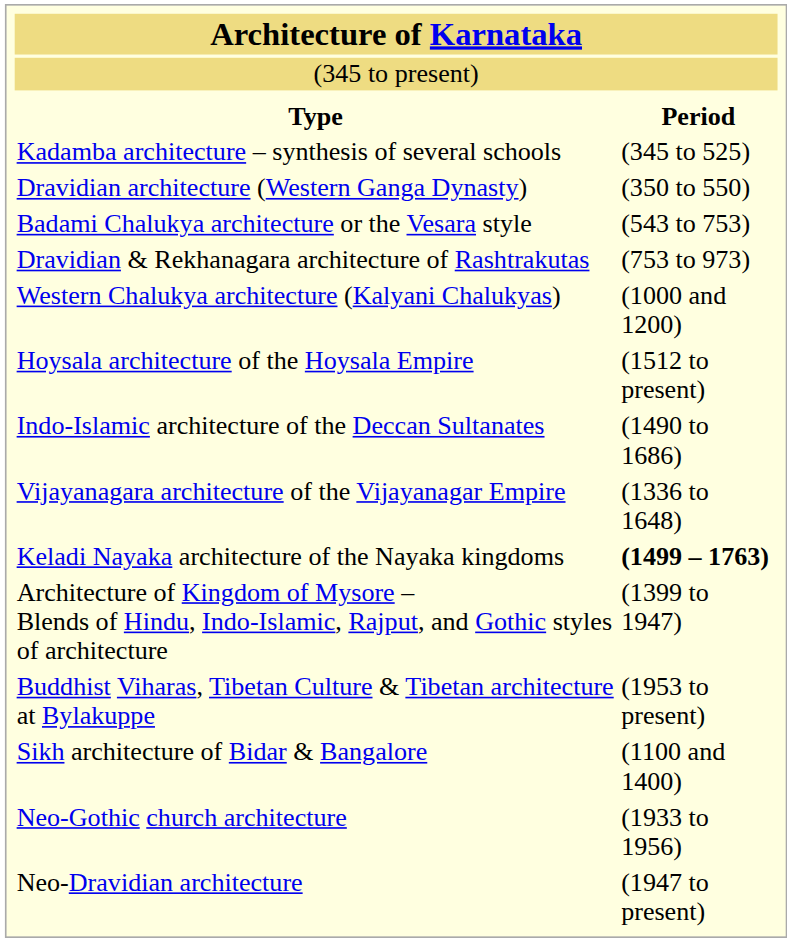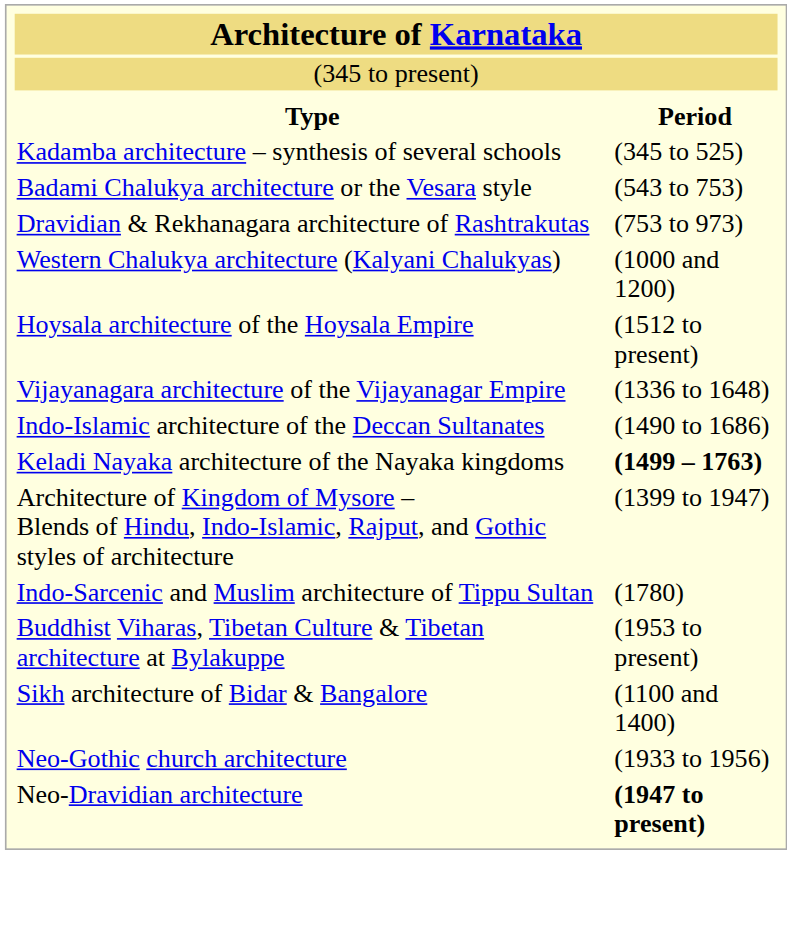- row: (272, 188)
rows swapped: (291, 491) <-> (281, 426)
+ row: (305, 592)
(665, 897) normal -> (660, 809) bold
